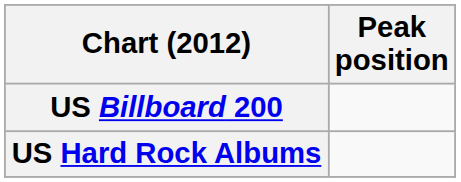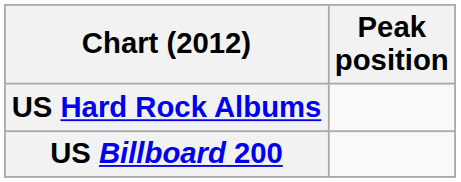rows swapped: (166, 107) <-> (166, 153)
